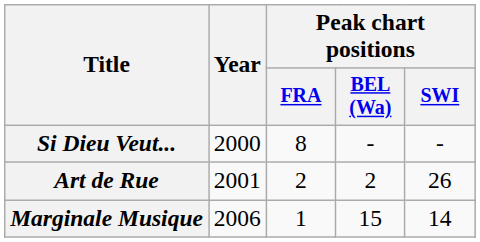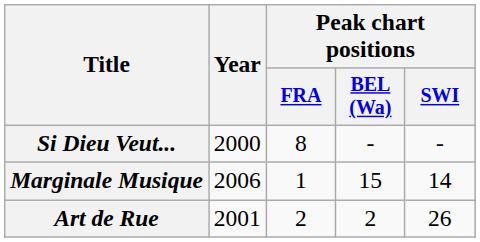rows swapped: (107, 180) <-> (107, 218)
